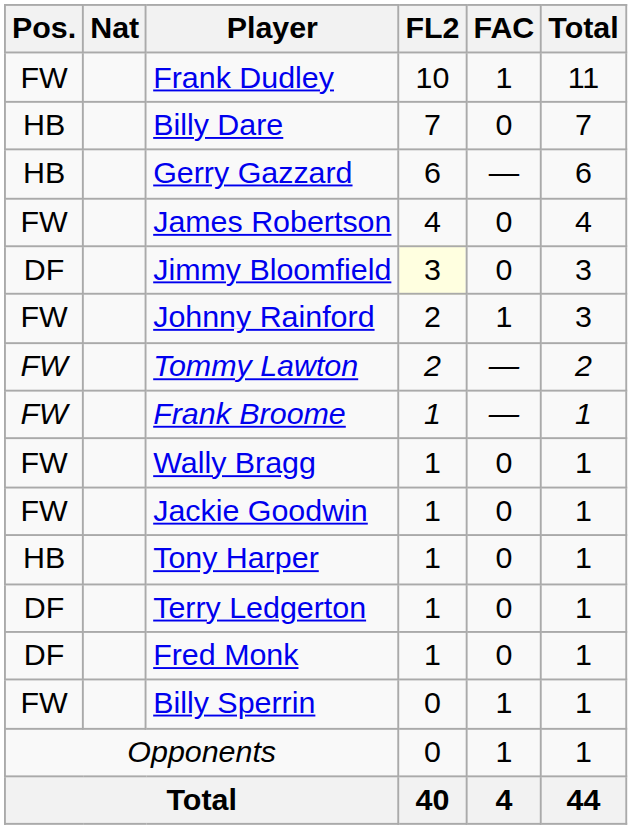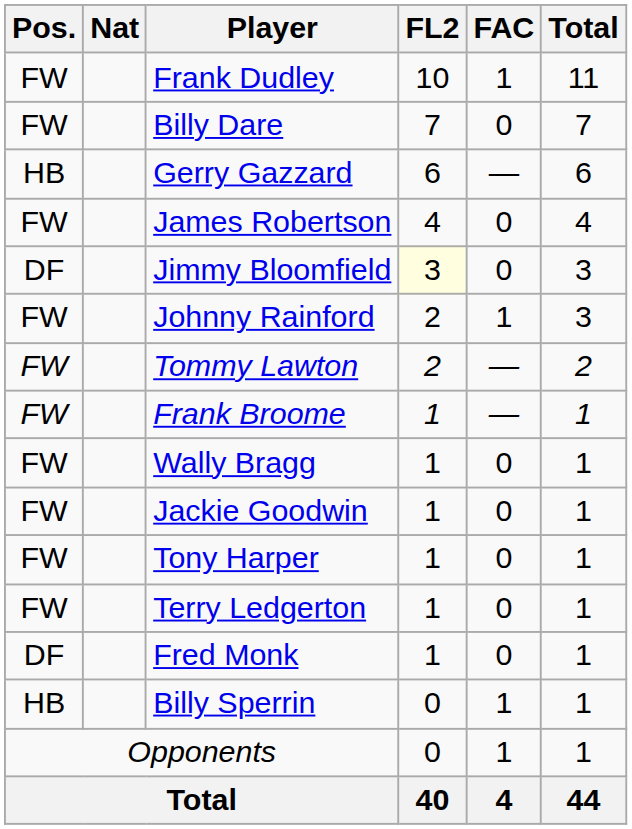(44, 125) HB -> (44, 125) FW
(44, 558) HB -> (44, 558) FW
(44, 607) DF -> (44, 607) FW
(44, 703) FW -> (44, 703) HB
